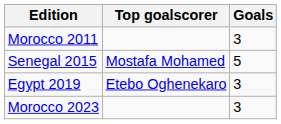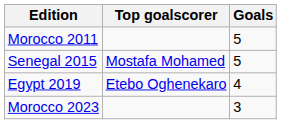(237, 38) 3 -> (237, 38) 5
(237, 84) 3 -> (237, 84) 4
